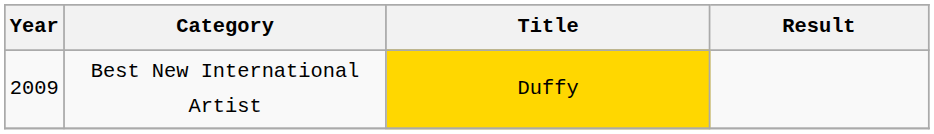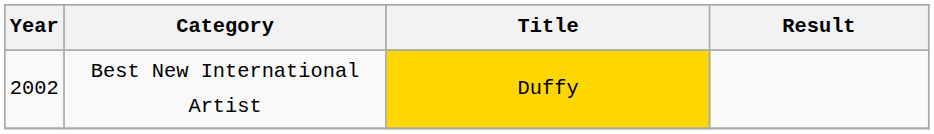(34, 89) 2009 -> (34, 89) 2002
